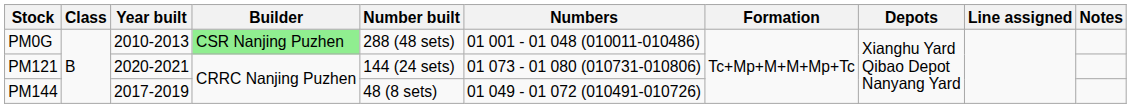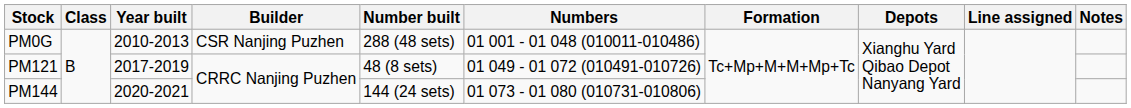(270, 42) lightgreen background -> (270, 42) no background
(151, 67) 2020-2021 -> (151, 67) 2017-2019
(409, 67) 144 (24 sets) -> (400, 67) 48 (8 sets)
(584, 67) 01 073 - 01 080 (010731-010806) -> (584, 67) 01 049 - 01 072 (010491-010726)
(151, 91) 2017-2019 -> (151, 91) 2020-2021
(400, 91) 48 (8 sets) -> (409, 91) 144 (24 sets)
(584, 91) 01 049 - 01 072 (010491-010726) -> (584, 91) 01 073 - 01 080 (010731-010806)
